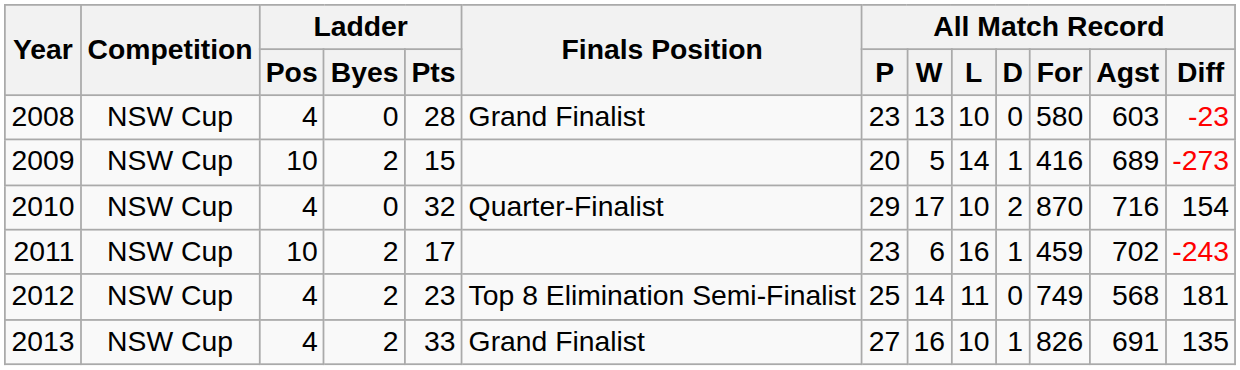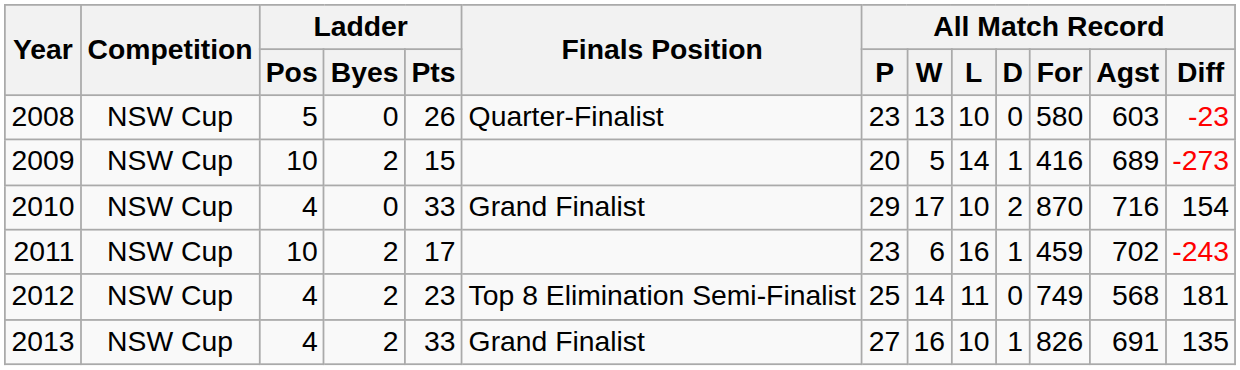(310, 116) 4 -> (310, 116) 5
(440, 116) 28 -> (440, 116) 26
(557, 116) Grand Finalist -> (566, 116) Quarter-Finalist
(440, 206) 32 -> (440, 206) 33
(566, 206) Quarter-Finalist -> (557, 206) Grand Finalist
